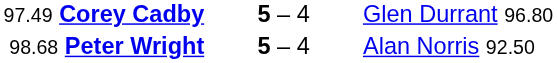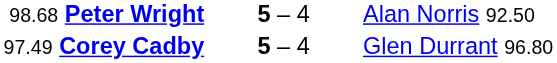rows swapped: (104, 14) <-> (107, 46)
